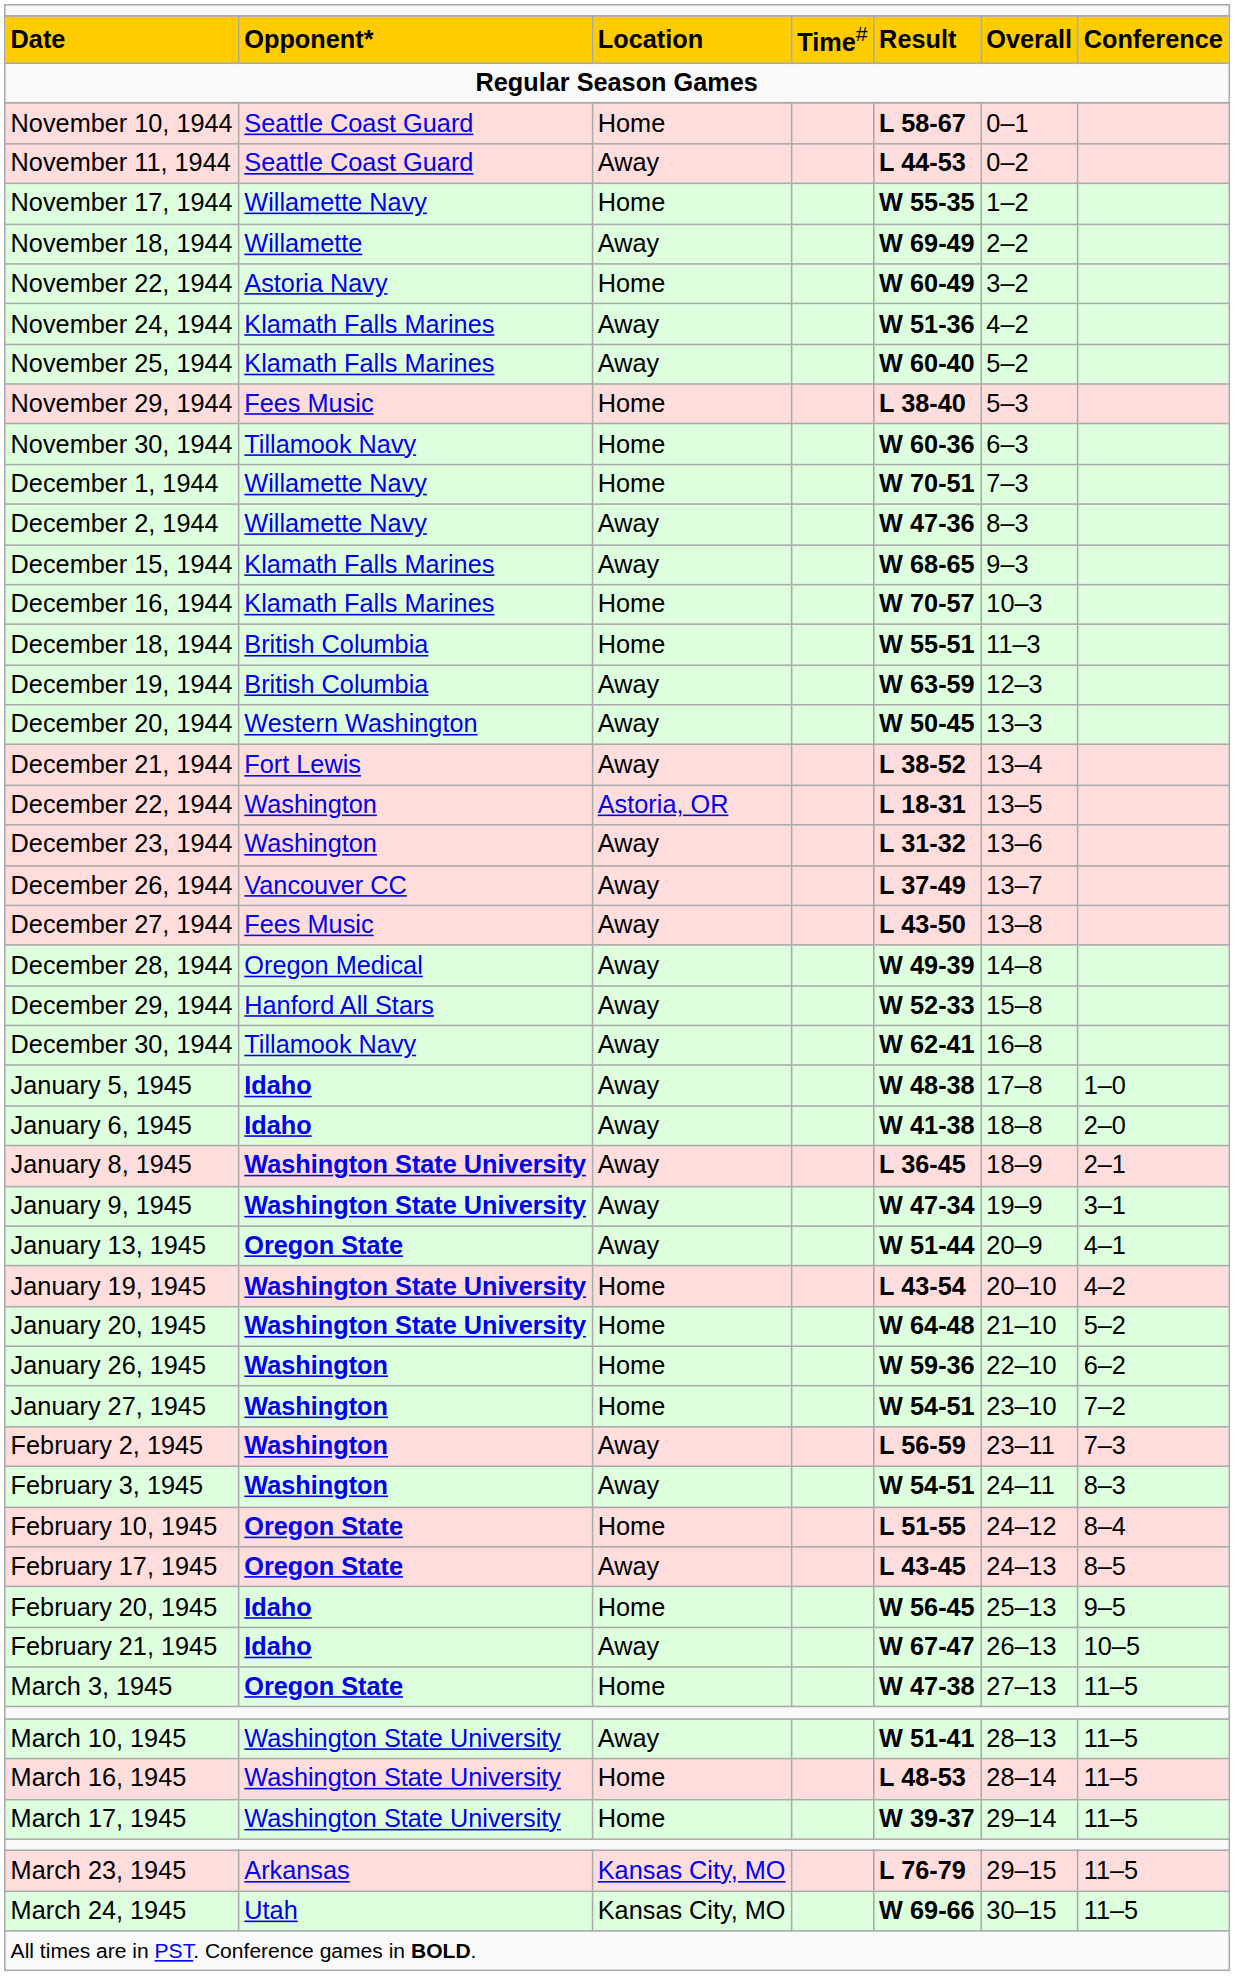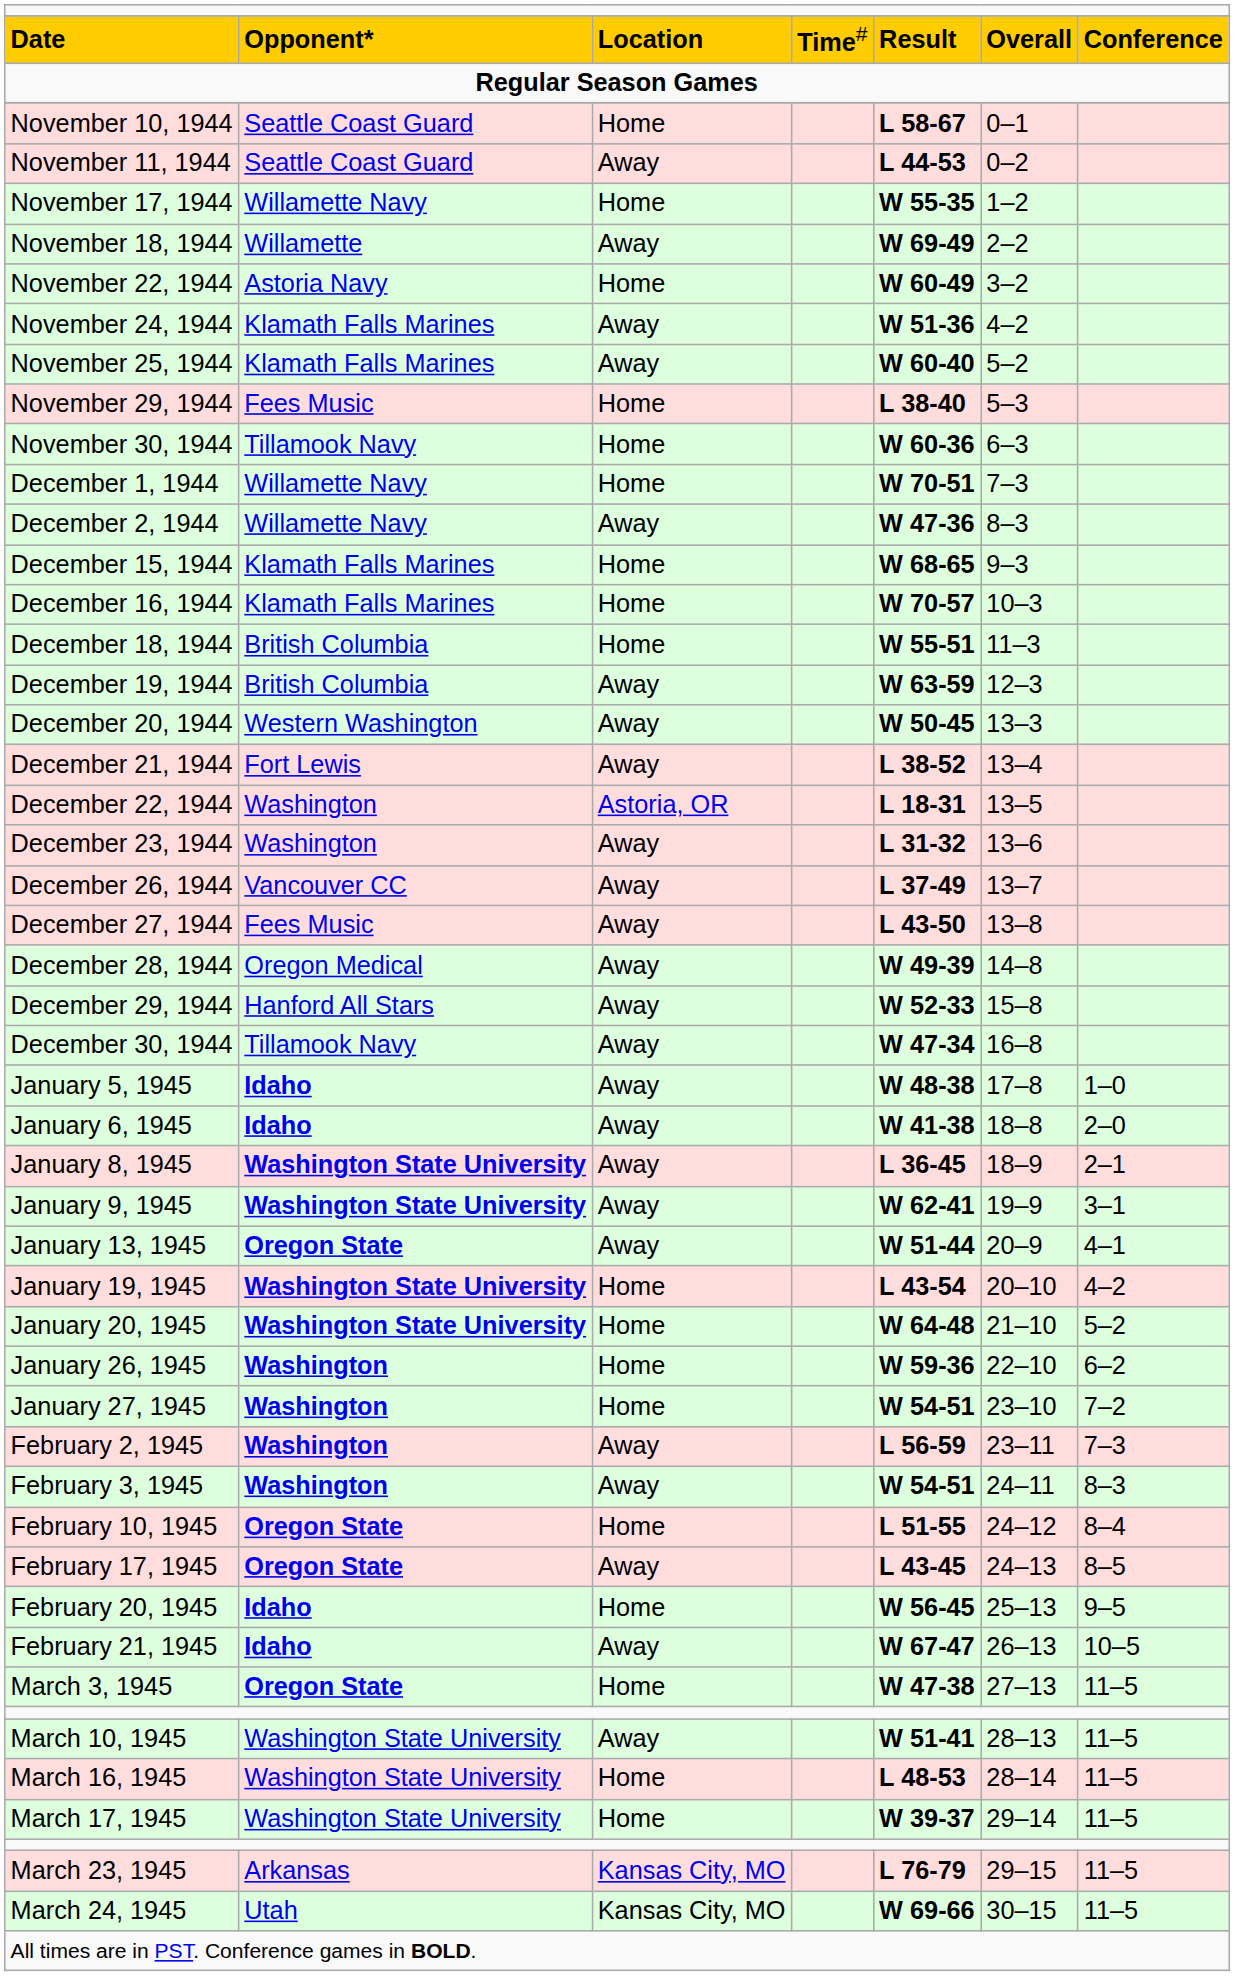(628, 564) Away -> (631, 564) Home
(927, 1045) W 62-41 -> (927, 1045) W 47-34
(927, 1205) W 47-34 -> (927, 1205) W 62-41
